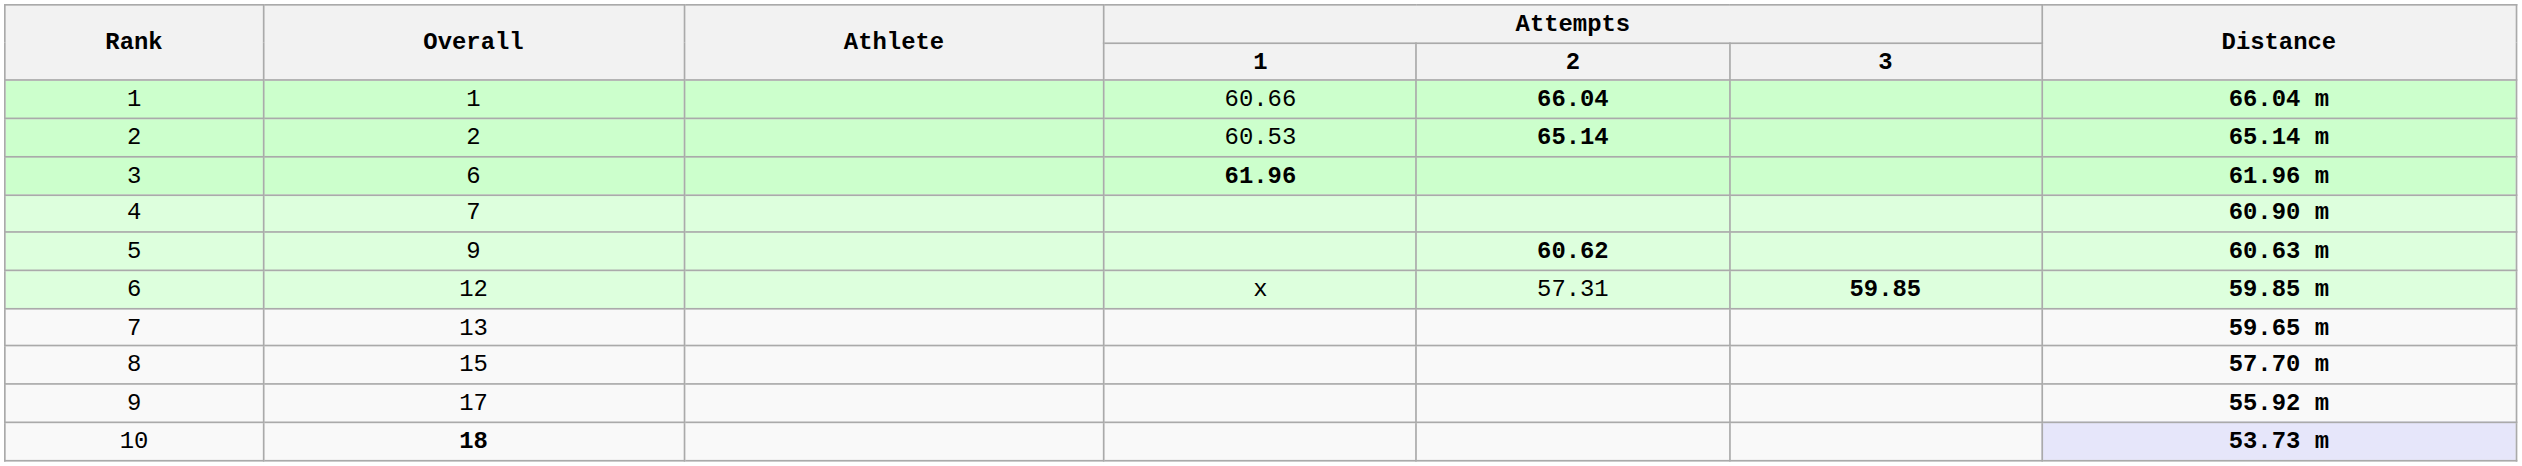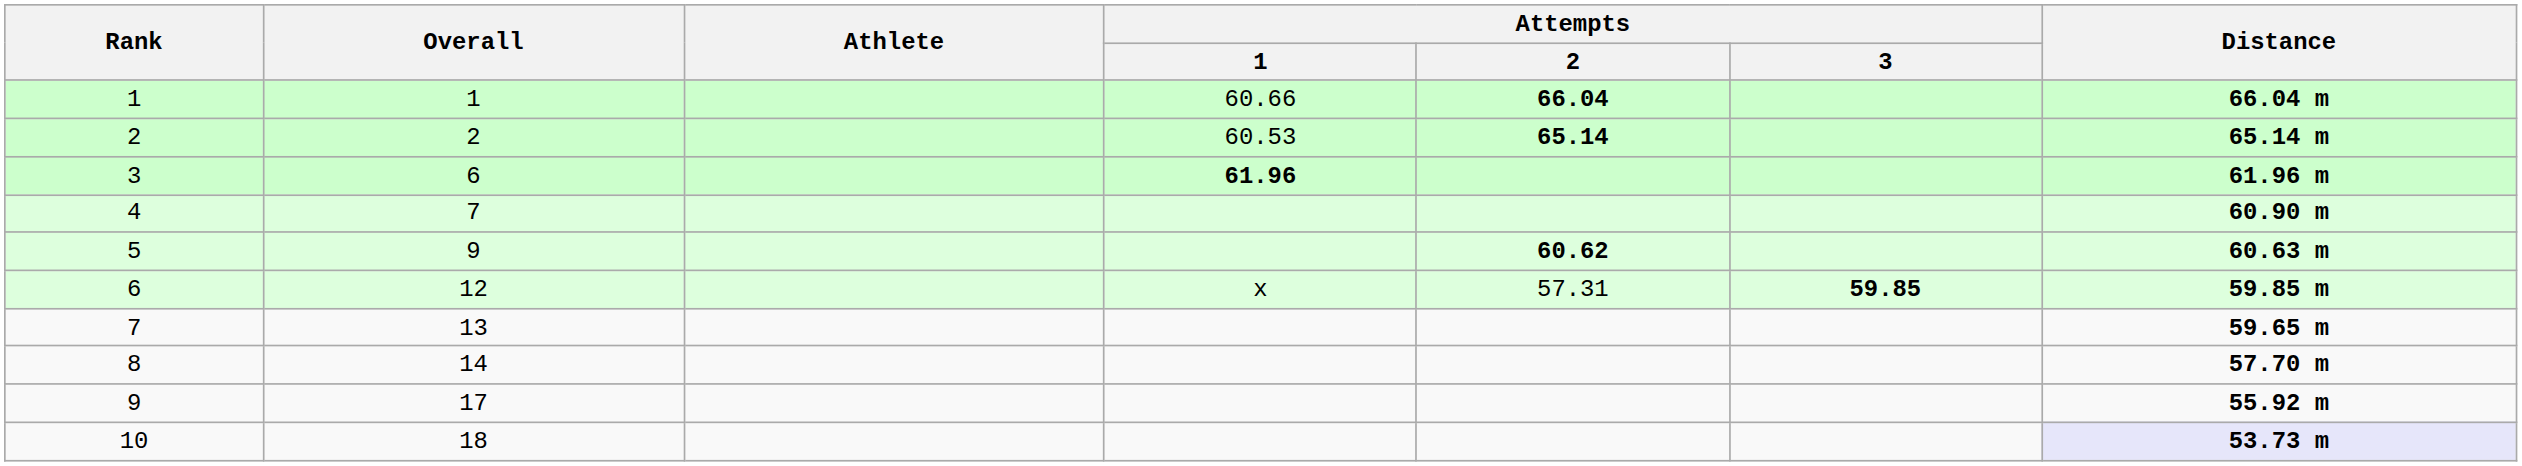(473, 366) 15 -> (473, 366) 14
(473, 441) bold -> (473, 441) normal
